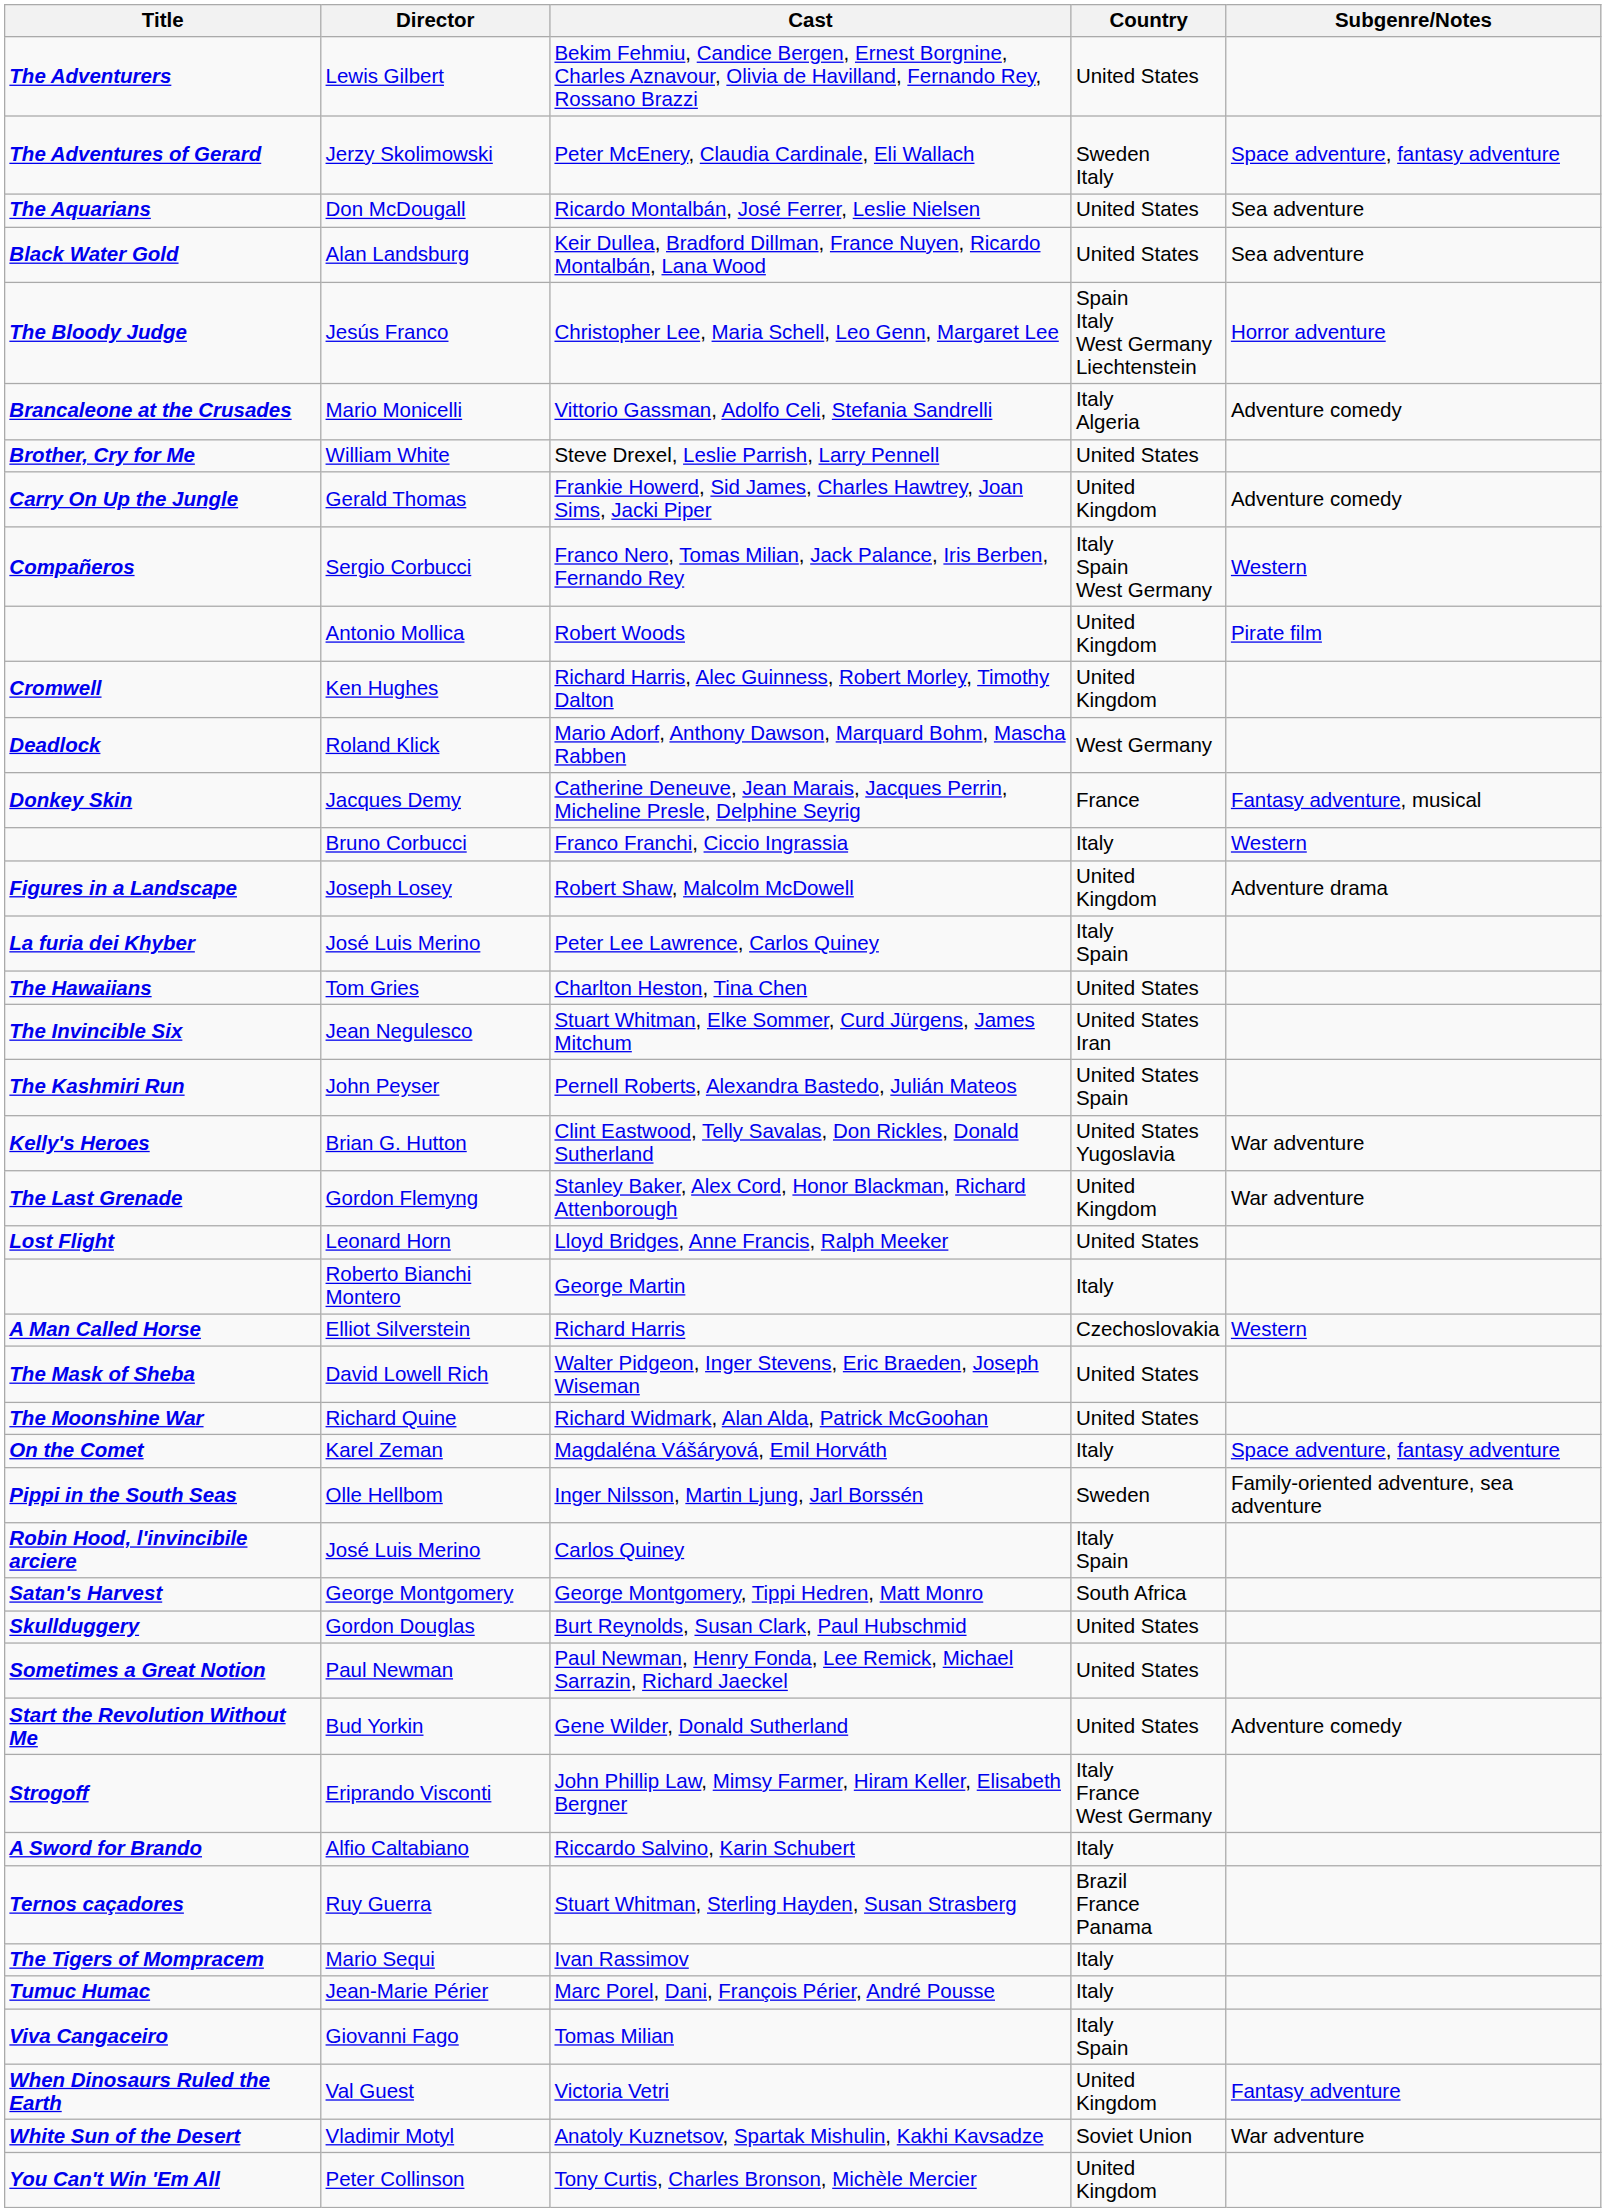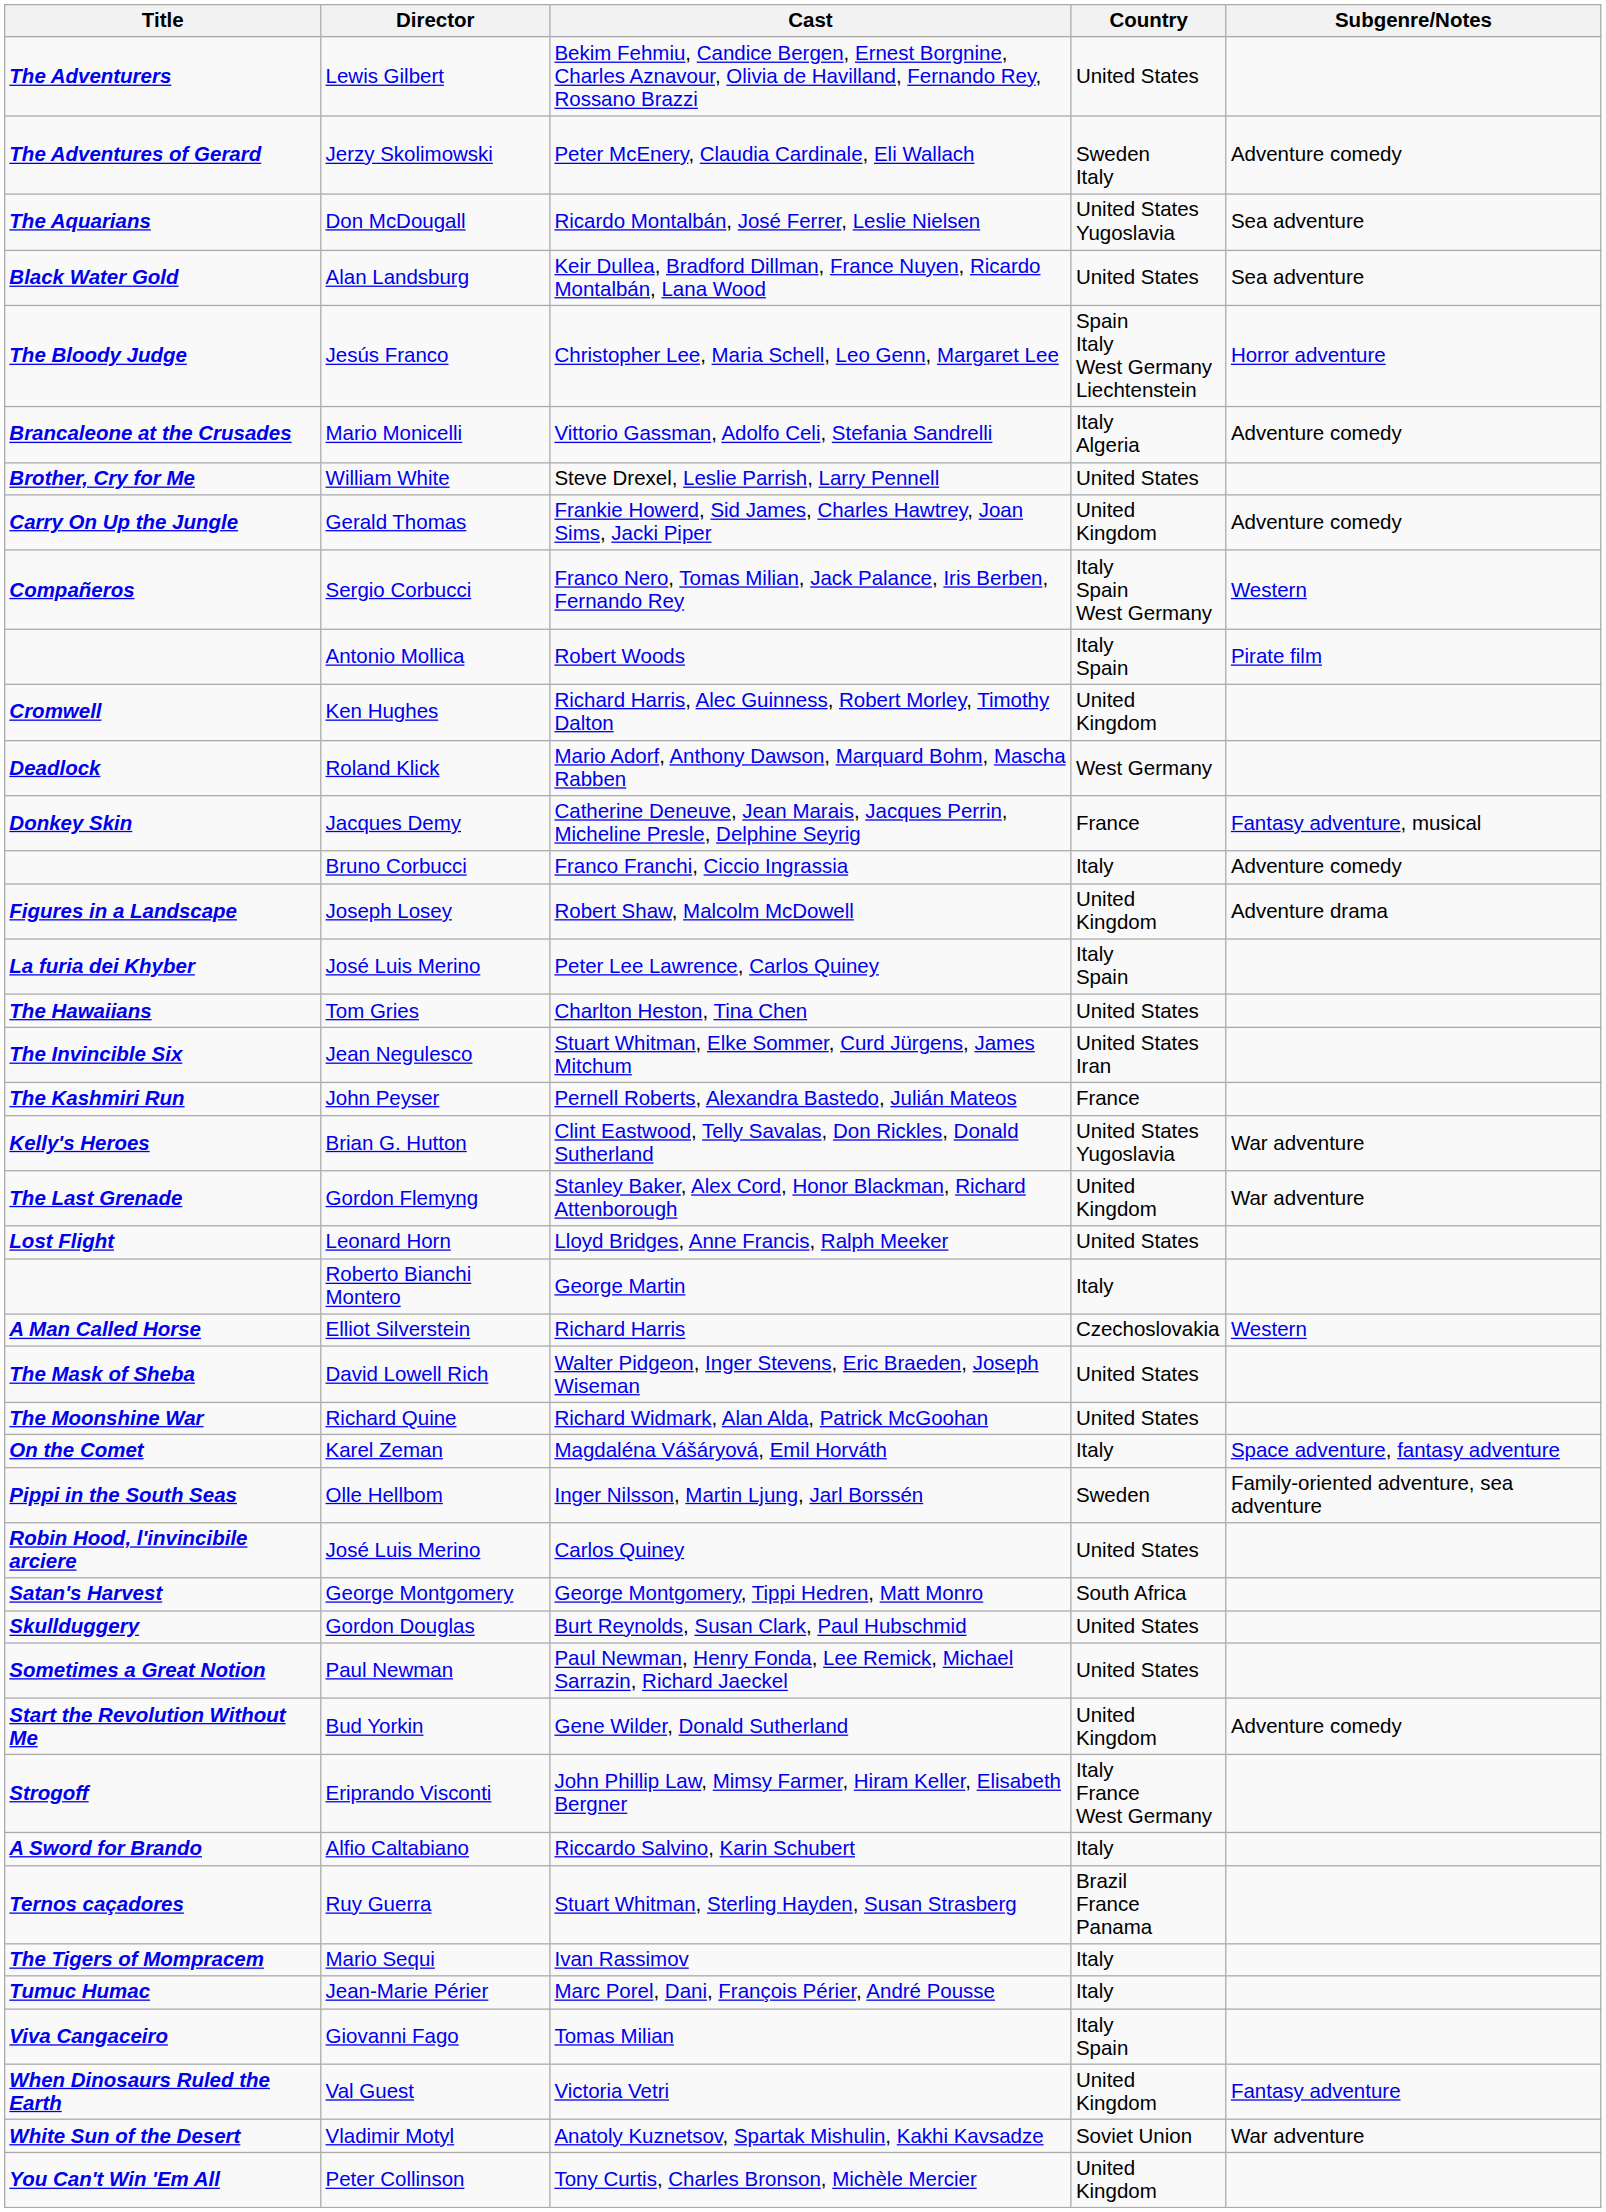(1395, 154) Space adventure, fantasy adventure -> (1316, 154) Adventure comedy
(1137, 210) United States -> (1137, 221) United States Yugoslavia
(1116, 633) United Kingdom -> (1102, 656) Italy Spain
(1269, 844) Western -> (1316, 867) Adventure comedy
(1137, 1087) United States Spain -> (1108, 1098) France
(1102, 1550) Italy Spain -> (1137, 1550) United States
(1137, 1726) United States -> (1116, 1726) United Kingdom
